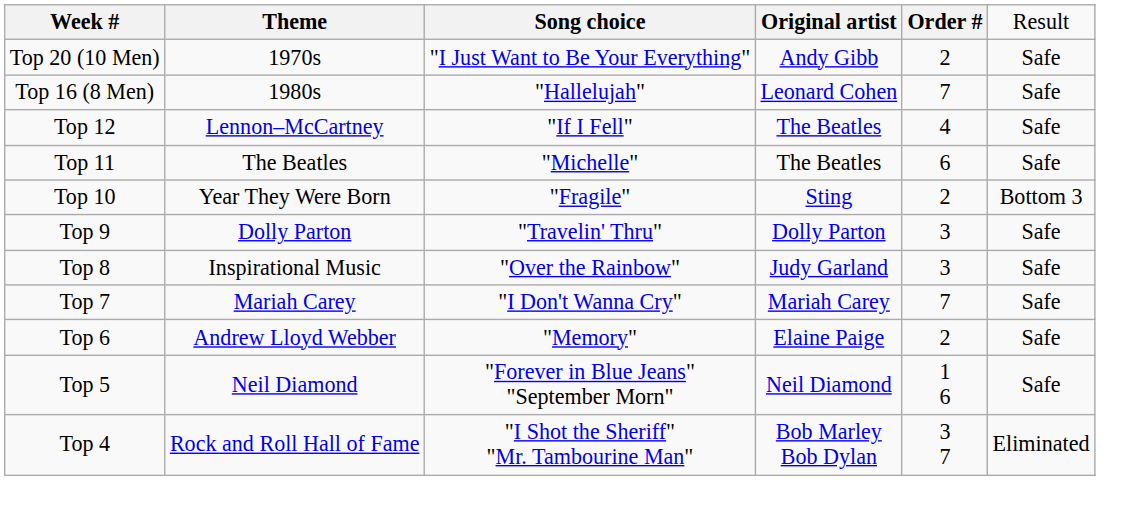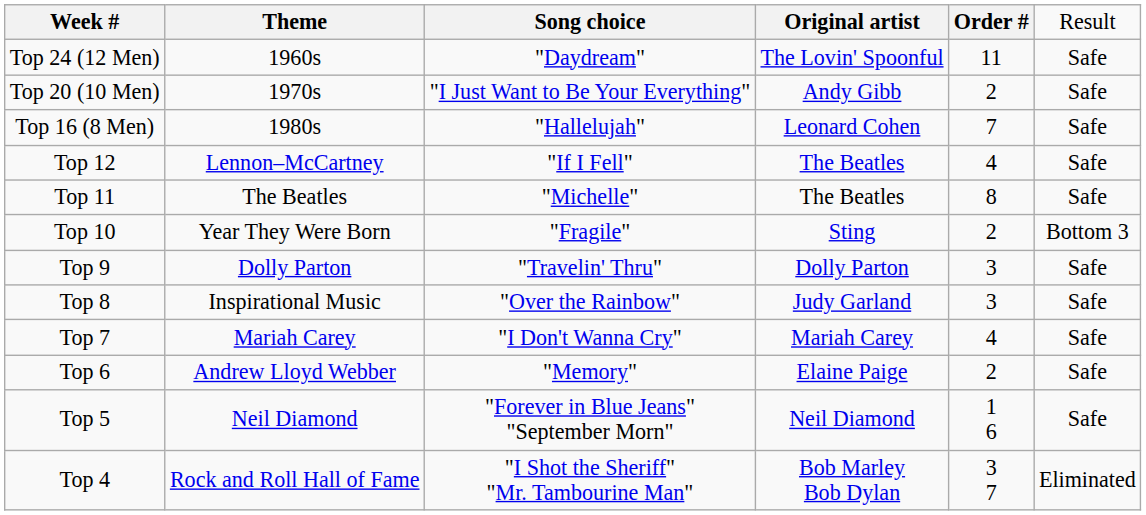+ row: (85, 57)
(945, 162) 6 -> (991, 197) 8
(945, 302) 7 -> (991, 337) 4
